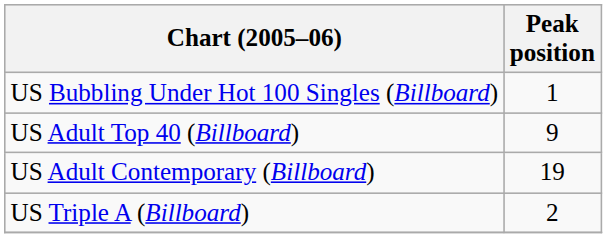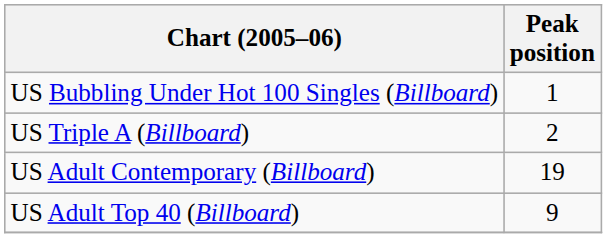rows swapped: (155, 132) <-> (130, 212)
